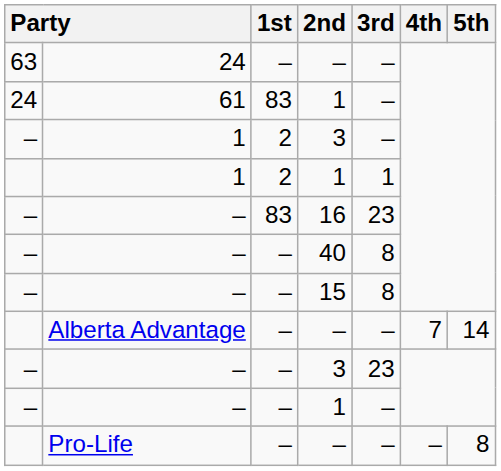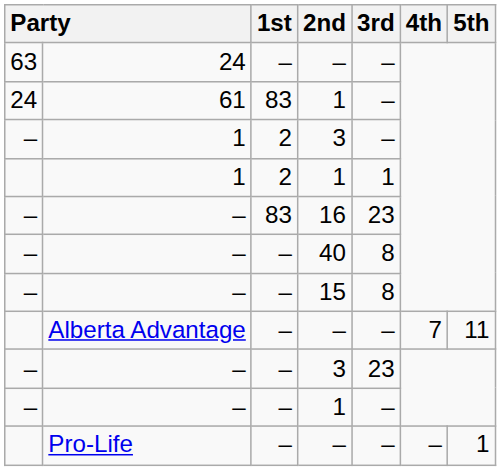(476, 330) 14 -> (477, 330) 11
(483, 445) 8 -> (483, 445) 1
